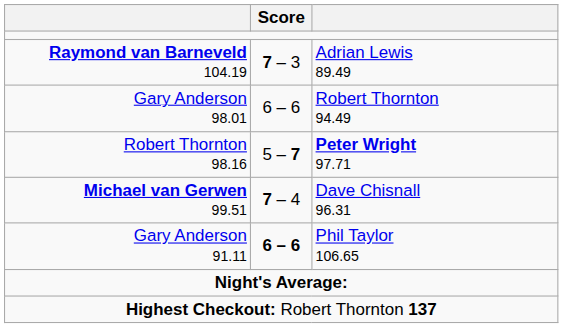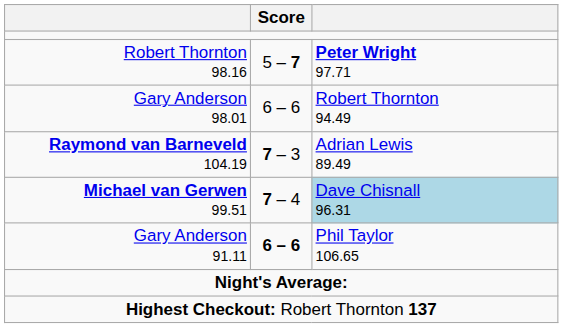rows swapped: (185, 154) <-> (148, 62)
(368, 200) no background -> (368, 200) lightblue background
